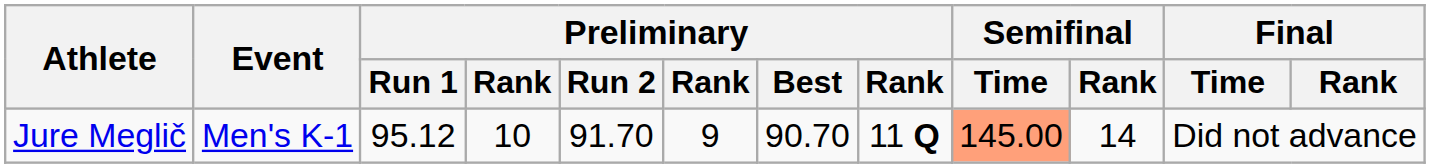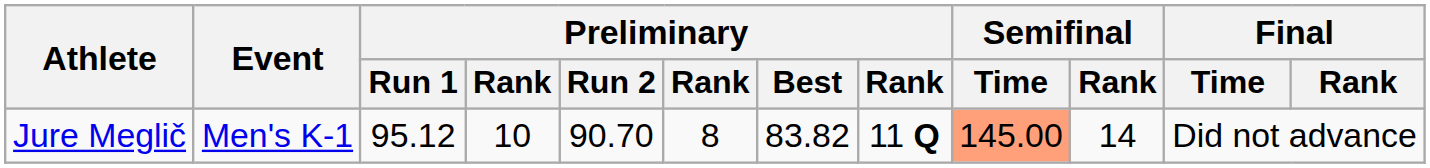(611, 136) 91.70 -> (611, 136) 90.70
(710, 136) 9 -> (710, 136) 8
(807, 136) 90.70 -> (807, 136) 83.82
